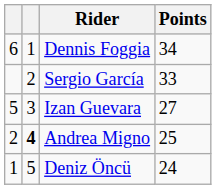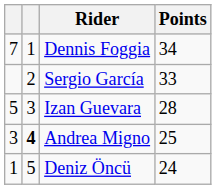(13, 48) 6 -> (13, 48) 7
(168, 108) 27 -> (168, 108) 28
(13, 138) 2 -> (13, 138) 3
